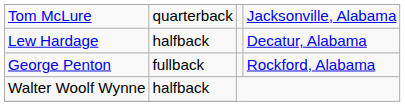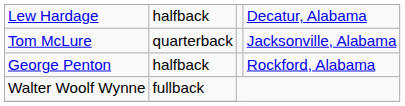rows swapped: (53, 40) <-> (50, 16)
(178, 64) fullback -> (181, 64) halfback
(181, 88) halfback -> (178, 88) fullback
